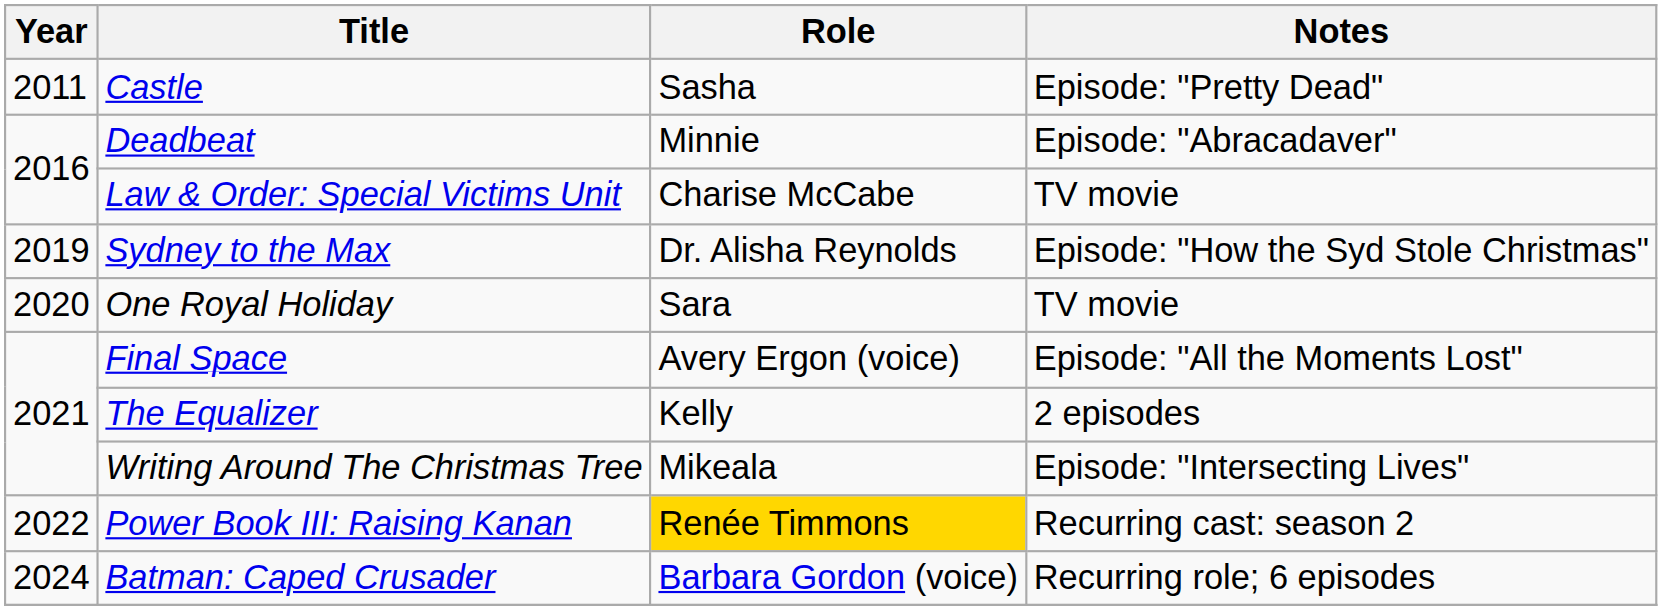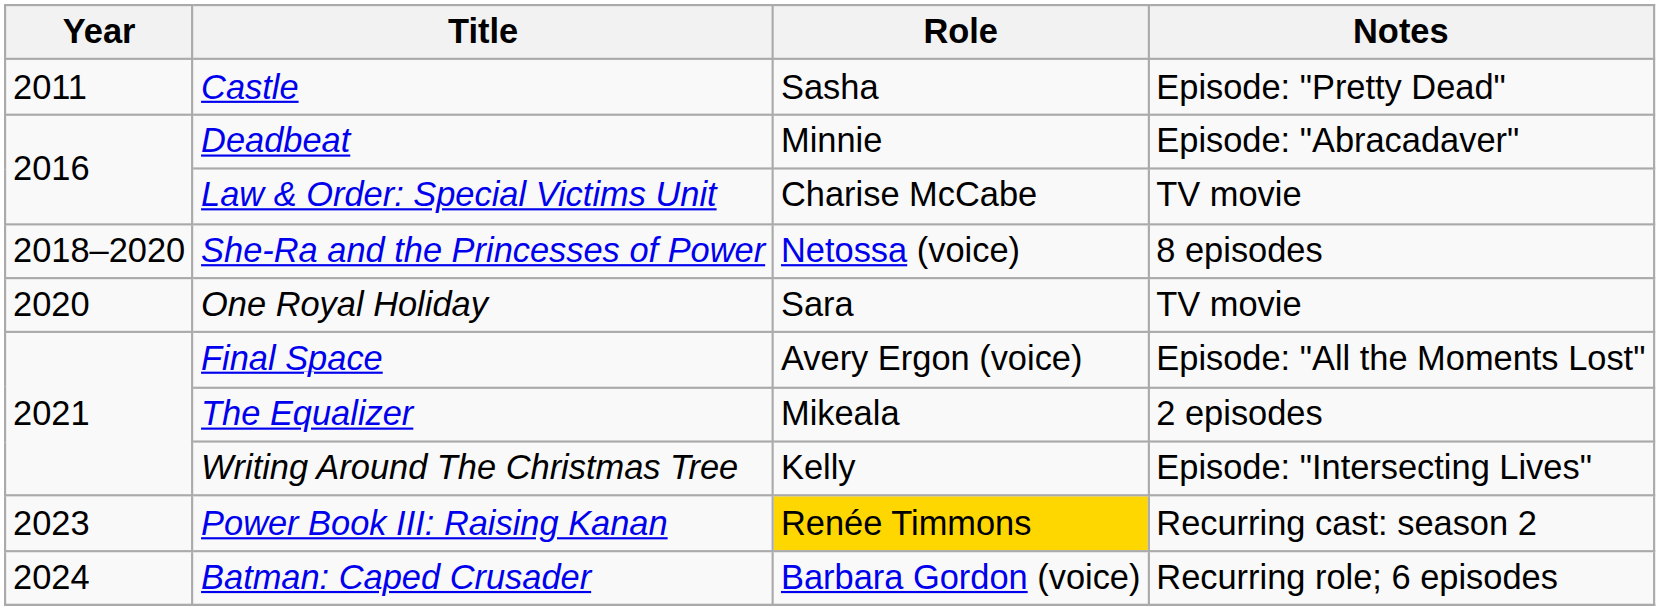+ row: (483, 250)
- row: (248, 250)
(696, 413) Kelly -> (840, 413) Mikeala
(718, 468) Mikeala -> (818, 468) Kelly
(51, 522) 2022 -> (51, 522) 2023
